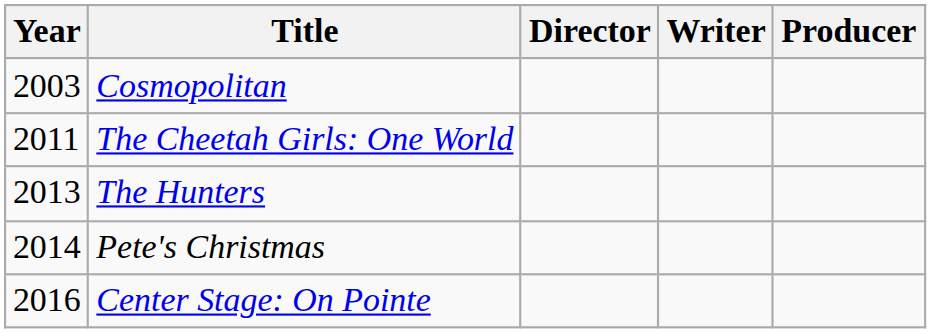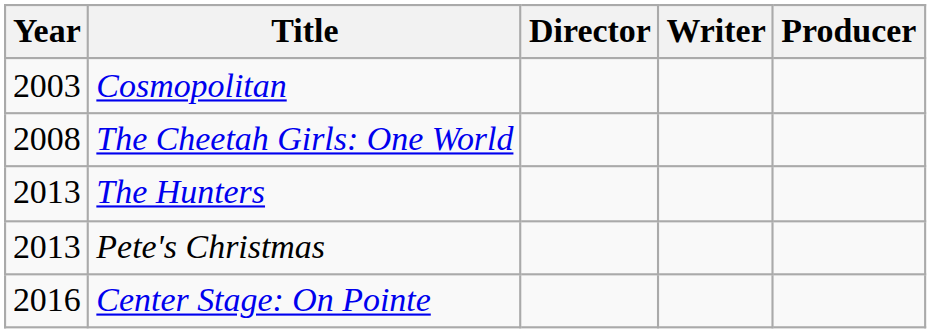(46, 138) 2011 -> (47, 138) 2008
(47, 246) 2014 -> (47, 246) 2013
